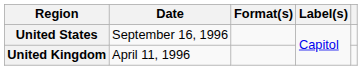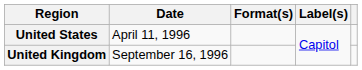(170, 34) September 16, 1996 -> (151, 34) April 11, 1996
(151, 55) April 11, 1996 -> (170, 55) September 16, 1996
